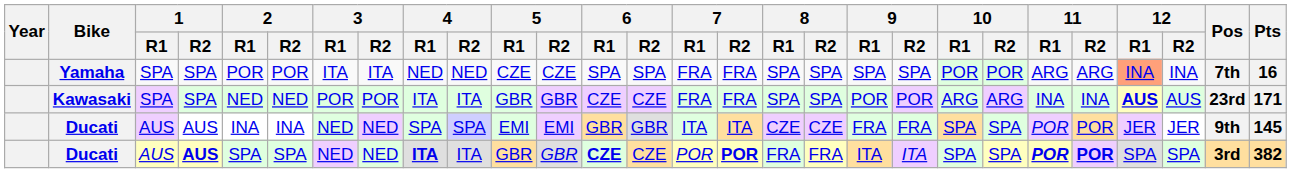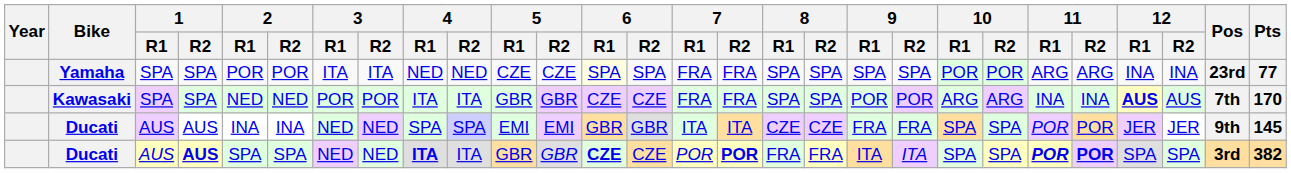(604, 73) no background -> (604, 73) lightyellow background
(1140, 73) lightsalmon background -> (1140, 73) no background
(1227, 73) 7th -> (1227, 73) 23rd
(1268, 73) 16 -> (1268, 73) 77
(1227, 100) 23rd -> (1227, 100) 7th
(1268, 100) 171 -> (1268, 100) 170
